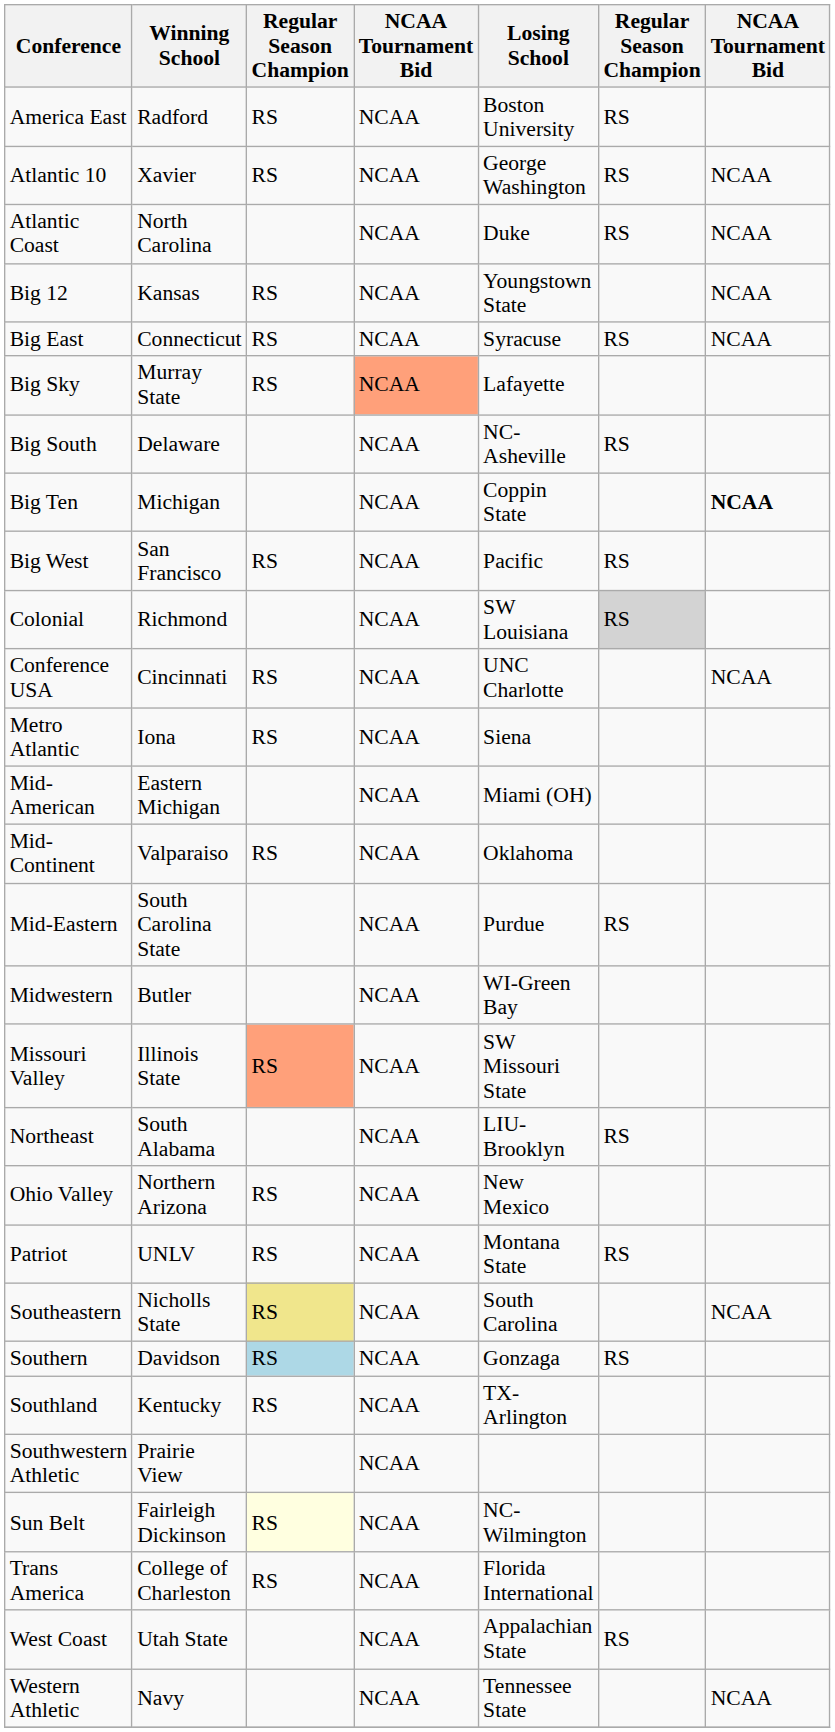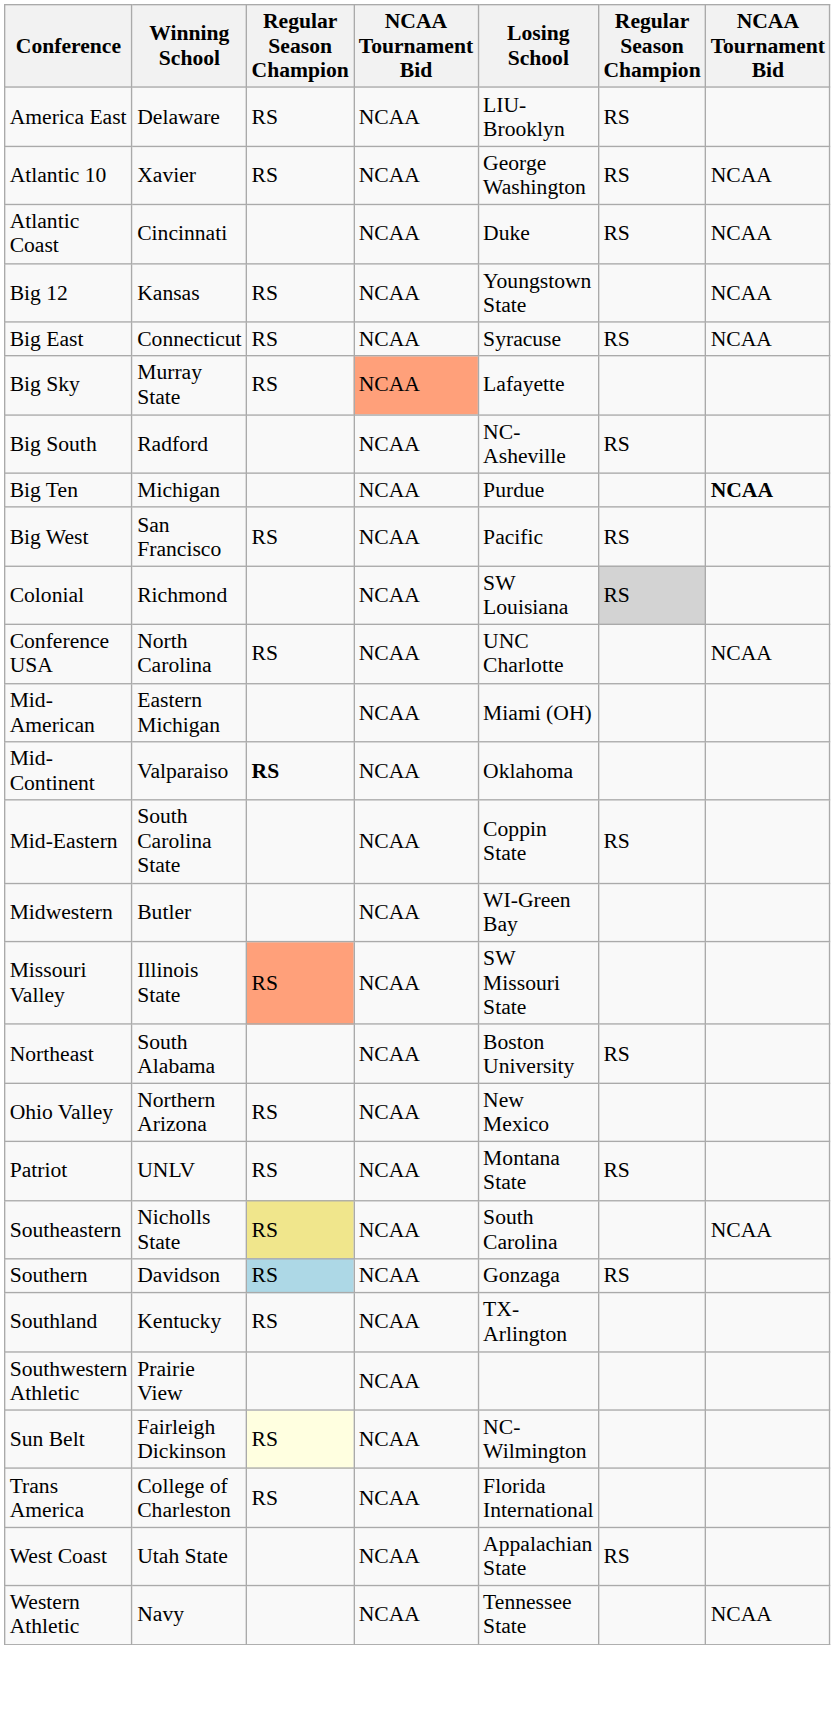(173, 116) Radford -> (179, 116) Delaware
(529, 116) Boston University -> (524, 116) LIU-Brooklyn
(174, 233) North Carolina -> (182, 233) Cincinnati
(179, 443) Delaware -> (173, 443) Radford
(515, 502) Coppin State -> (514, 490) Purdue
(182, 677) Cincinnati -> (174, 653) North Carolina
- row: (44, 736)
(265, 853) normal -> (265, 770) bold
(514, 924) Purdue -> (515, 841) Coppin State
(524, 1136) LIU-Brooklyn -> (529, 1053) Boston University
